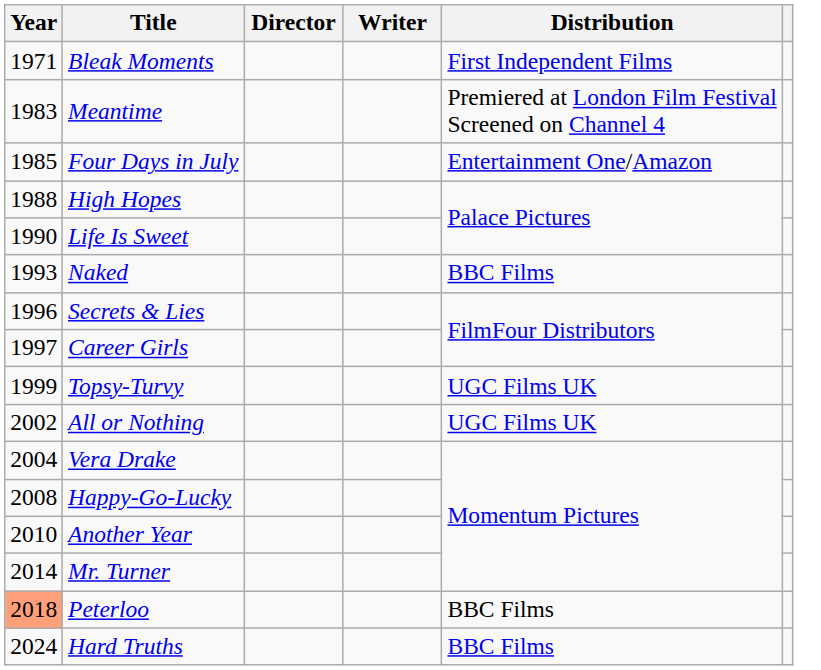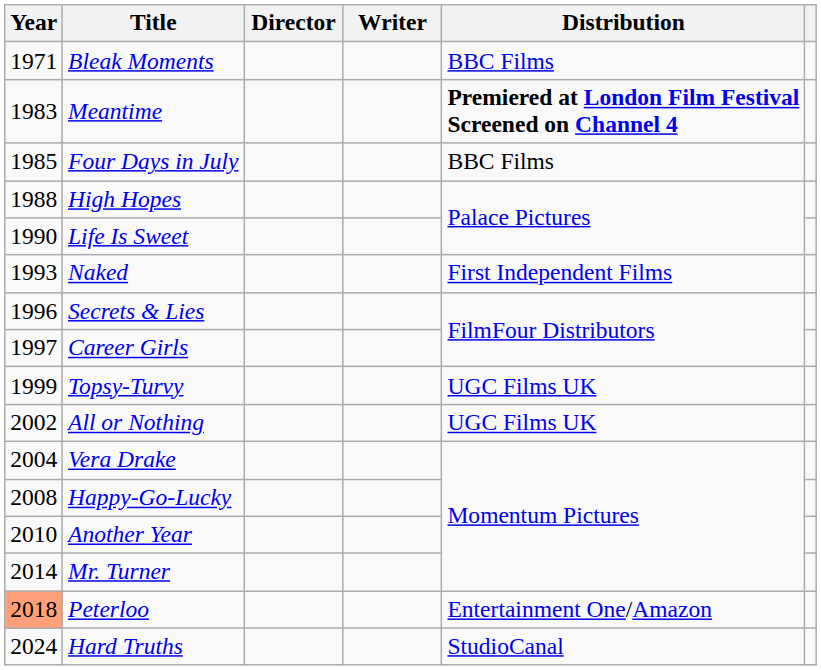(560, 60) First Independent Films -> (501, 60) BBC Films
(612, 110) normal -> (623, 110) bold
(580, 161) Entertainment One/Amazon -> (501, 161) BBC Films
(501, 273) BBC Films -> (560, 273) First Independent Films
(501, 609) BBC Films -> (580, 609) Entertainment One/Amazon
(501, 646) BBC Films -> (506, 646) StudioCanal
